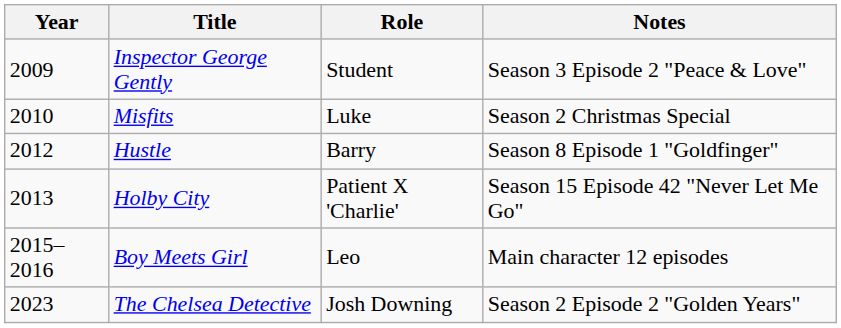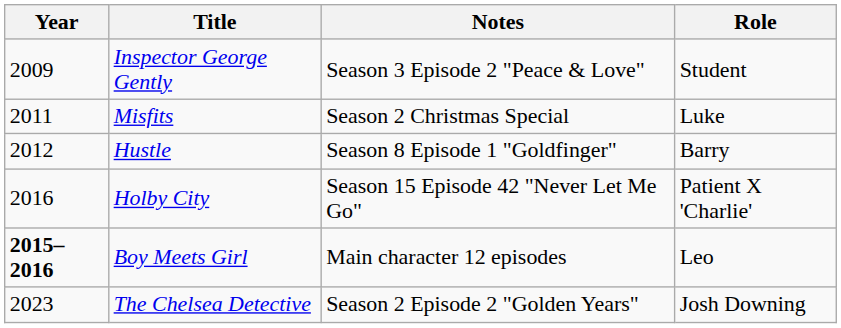columns swapped: (402, 21) <-> (659, 21)
(32, 116) 2010 -> (31, 116) 2011
(32, 197) 2013 -> (32, 197) 2016
(37, 257) normal -> (37, 257) bold
